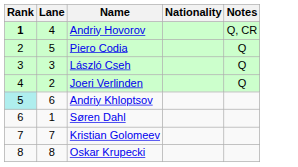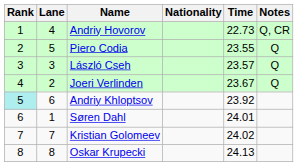+ column: (240, 13)
(20, 30) bold -> (20, 30) normal
